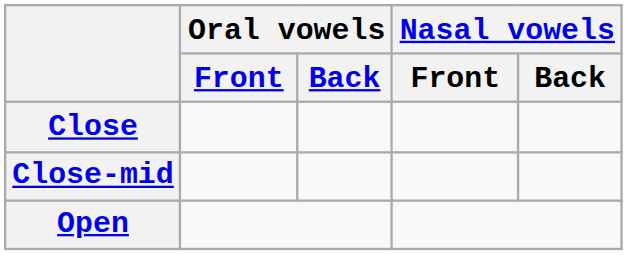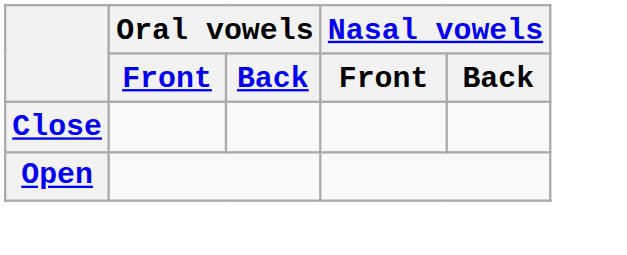- row: (93, 176)
